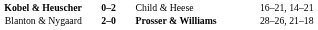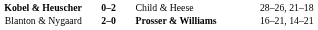(287, 7) 16–21, 14–21 -> (287, 7) 28–26, 21–18
(287, 21) 28–26, 21–18 -> (287, 21) 16–21, 14–21
